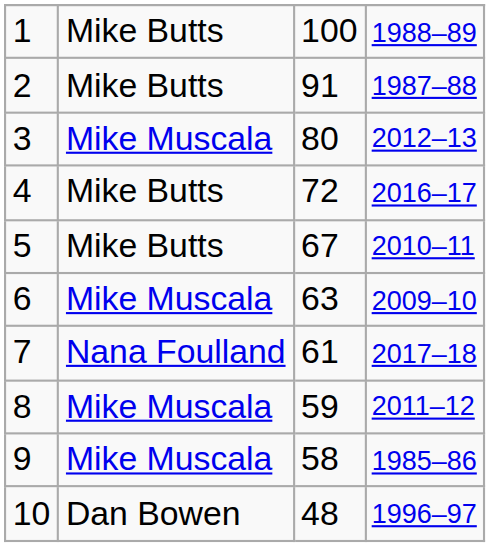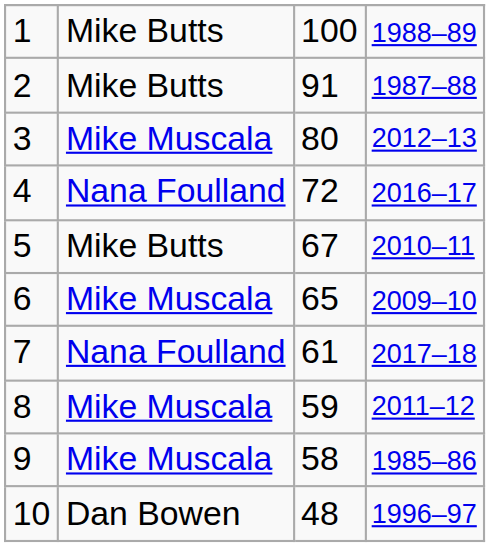(145, 191) Mike Butts -> (176, 191) Nana Foulland
(320, 298) 63 -> (320, 298) 65
